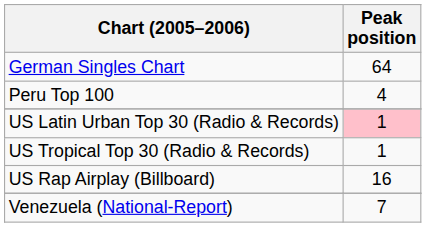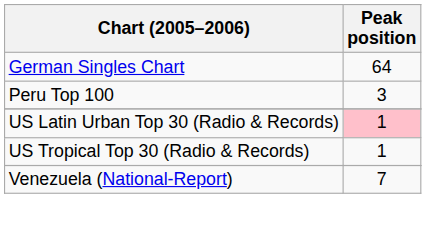(382, 94) 4 -> (382, 94) 3
- row: (112, 179)
